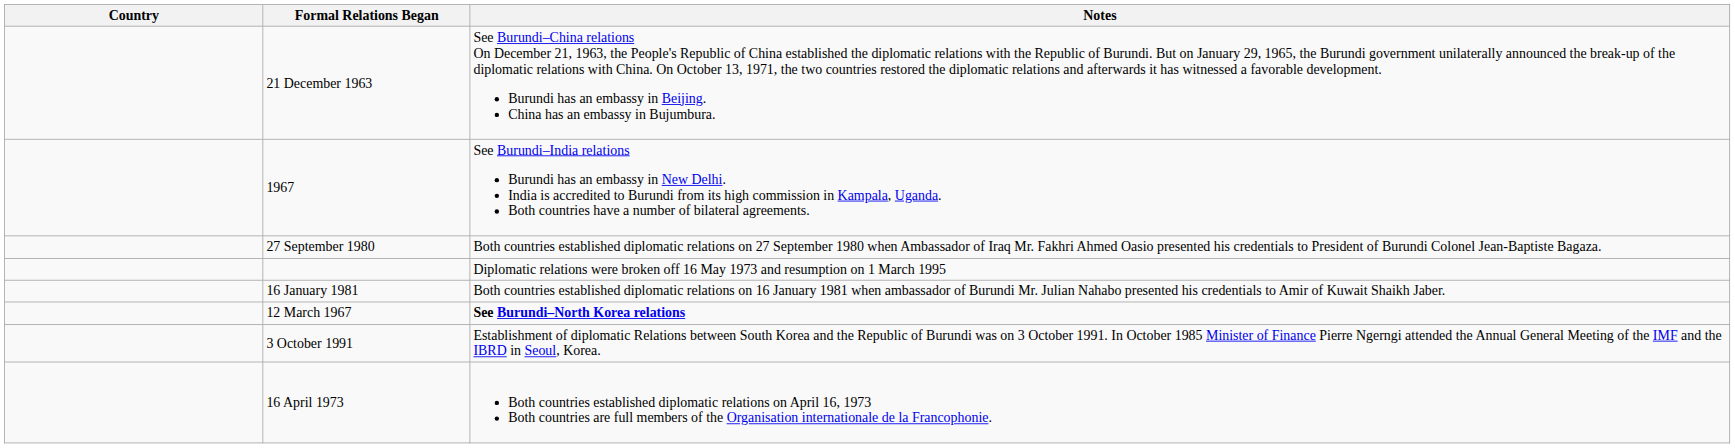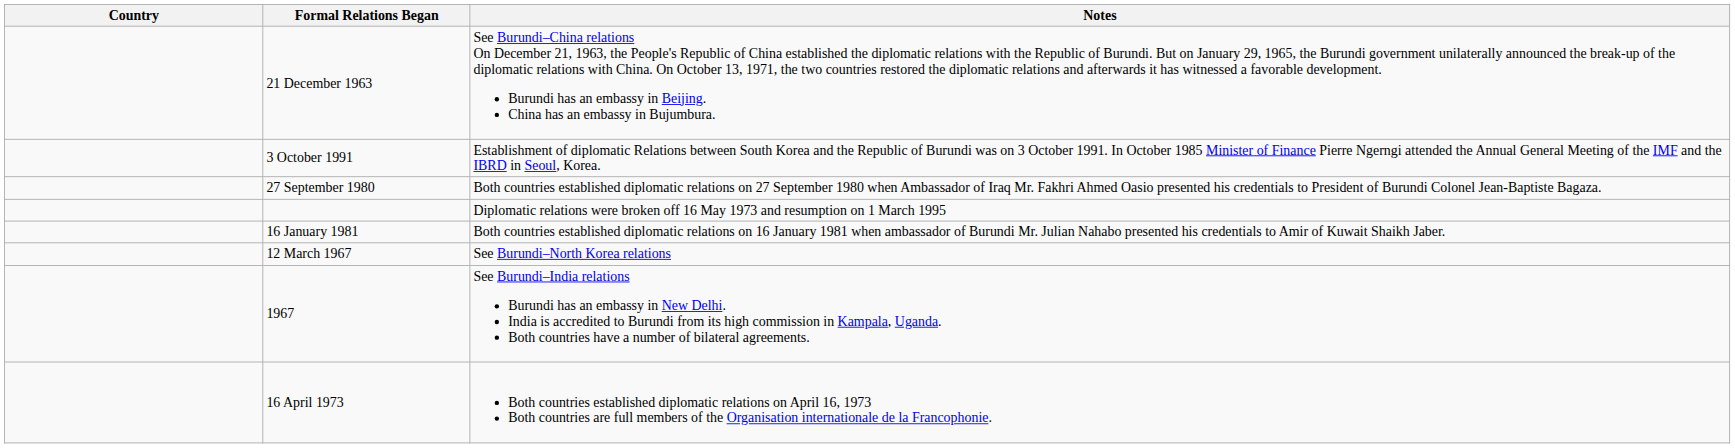rows swapped: (280, 187) <-> (310, 343)
(579, 313) bold -> (572, 254) normal
